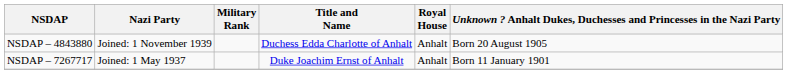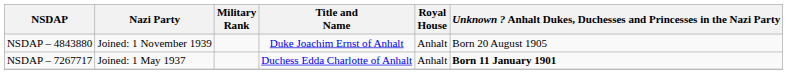(337, 43) Duchess Edda Charlotte of Anhalt -> (337, 43) Duke Joachim Ernst of Anhalt
(337, 60) Duke Joachim Ernst of Anhalt -> (337, 60) Duchess Edda Charlotte of Anhalt
(501, 60) normal -> (504, 60) bold
